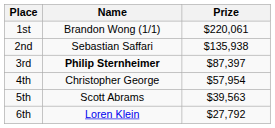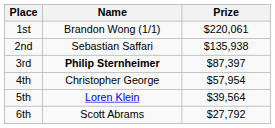(112, 98) Scott Abrams -> (112, 98) Loren Klein
(226, 98) $39,563 -> (226, 98) $39,564
(112, 115) Loren Klein -> (112, 115) Scott Abrams
